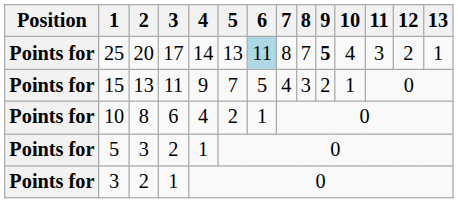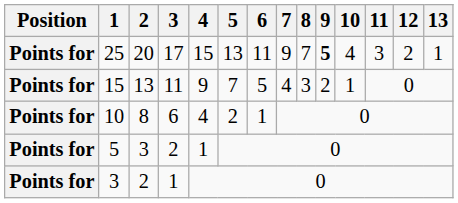(203, 52) 14 -> (203, 52) 15
(262, 52) lightblue background -> (262, 52) no background
(286, 52) 8 -> (286, 52) 9
